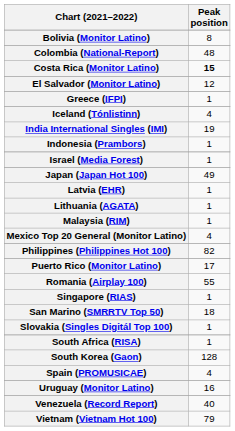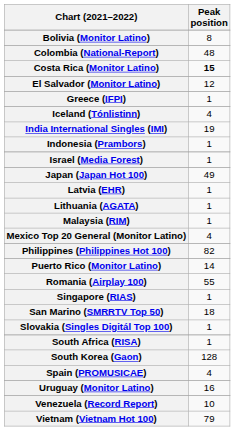(209, 266) 17 -> (209, 266) 14
(209, 403) 40 -> (209, 403) 10
